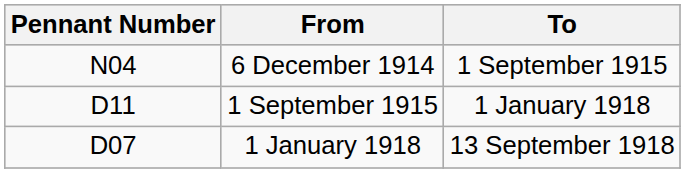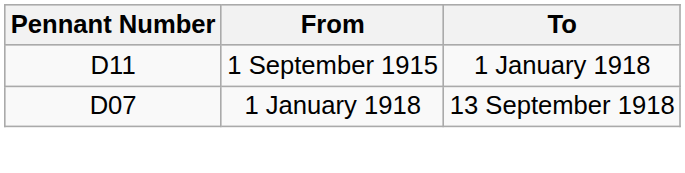- row: (333, 65)
